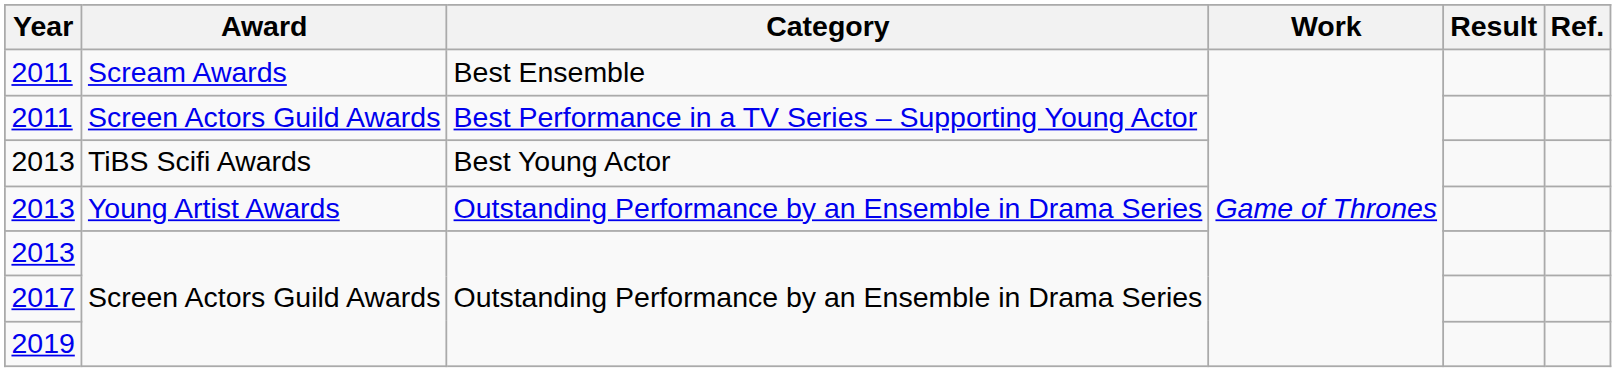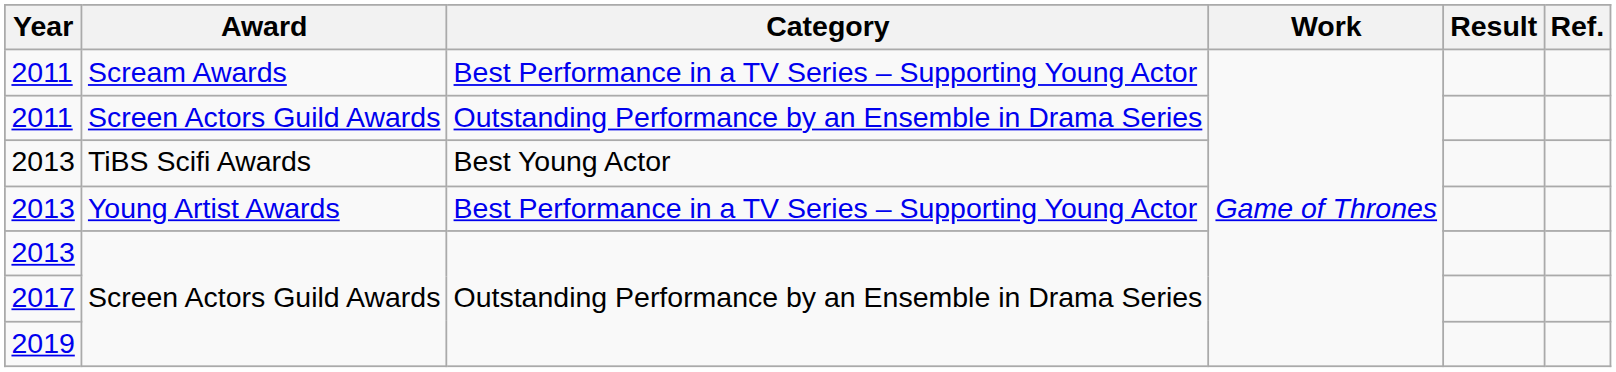(549, 72) Best Ensemble -> (825, 72) Best Performance in a TV Series – Supporting Young Actor
(825, 117) Best Performance in a TV Series – Supporting Young Actor -> (828, 117) Outstanding Performance by an Ensemble in Drama Series
(828, 207) Outstanding Performance by an Ensemble in Drama Series -> (825, 207) Best Performance in a TV Series – Supporting Young Actor
